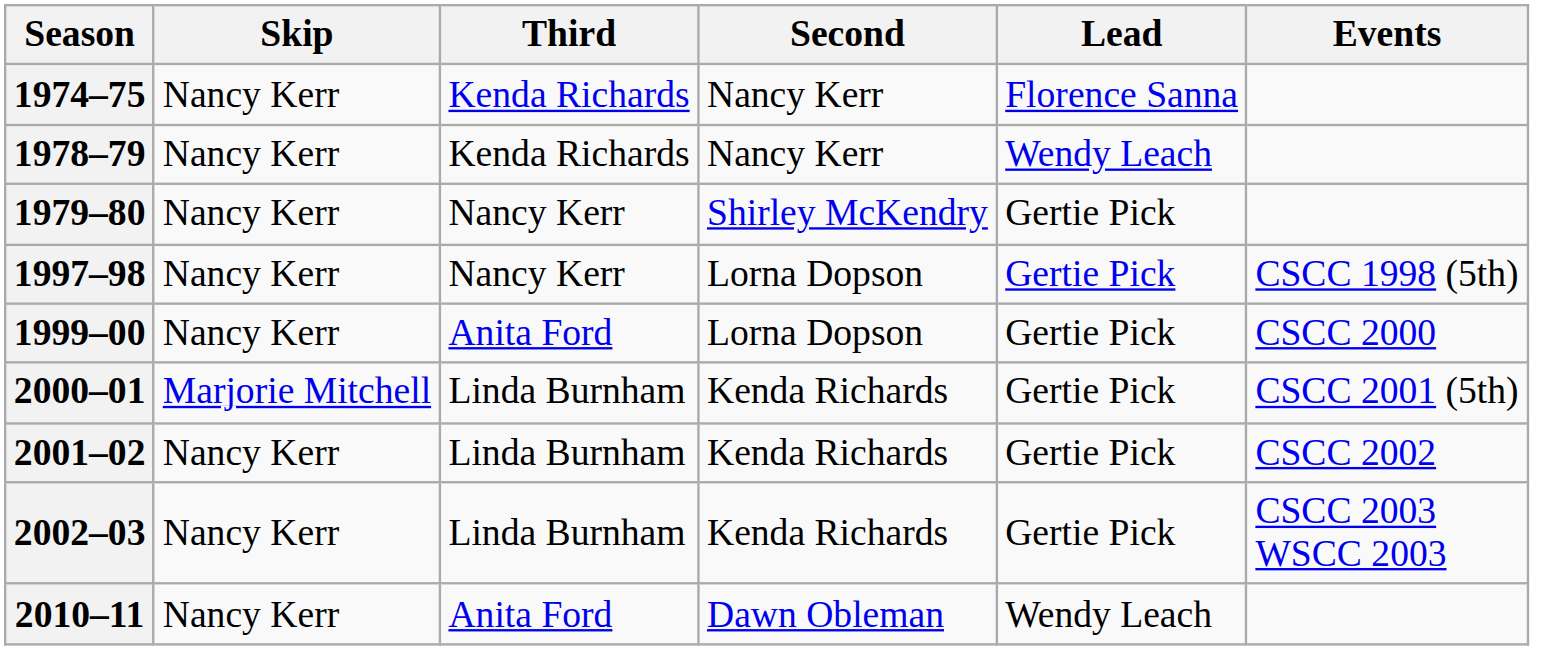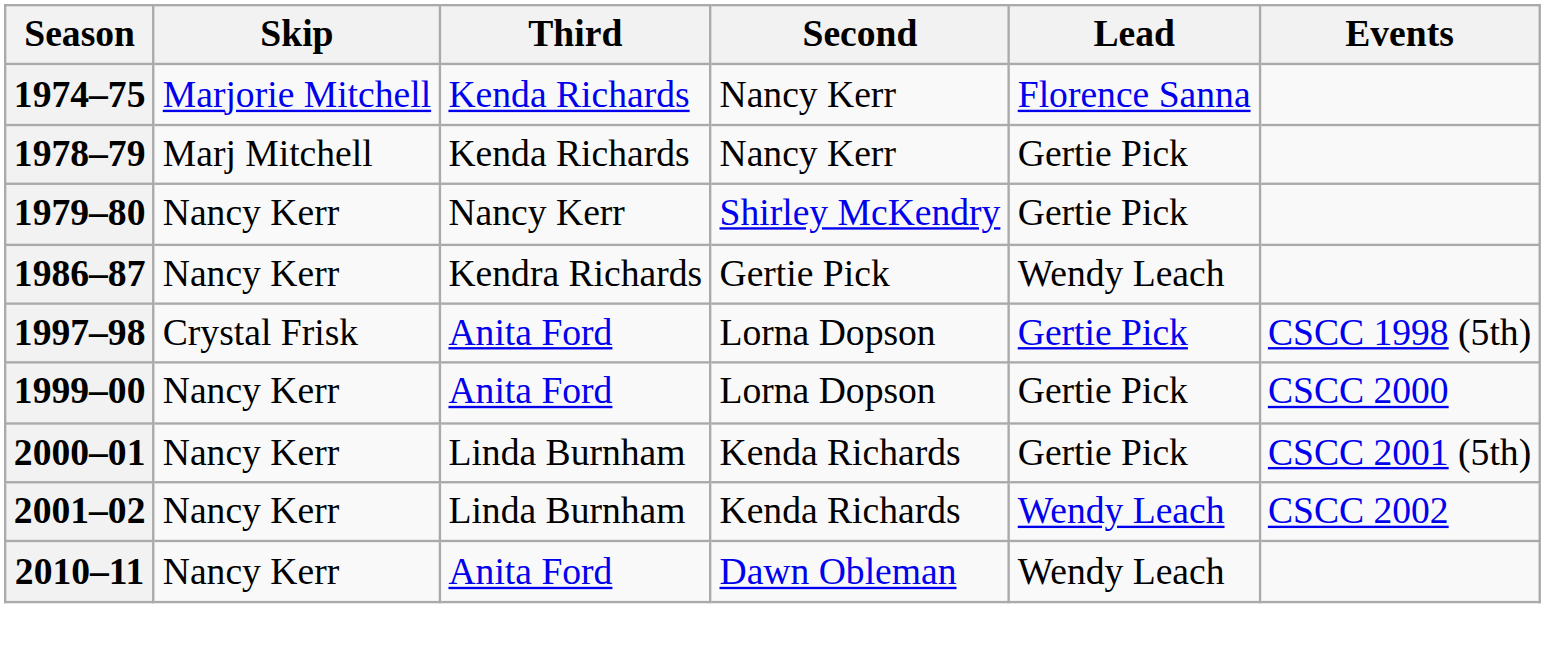(251, 93) Nancy Kerr -> (297, 93) Marjorie Mitchell
(251, 153) Nancy Kerr -> (268, 153) Marj Mitchell
(1109, 153) Wendy Leach -> (1103, 153) Gertie Pick
+ row: (80, 272)
(251, 272) Nancy Kerr -> (260, 332) Crystal Frisk
(537, 272) Nancy Kerr -> (530, 332) Anita Ford
(297, 392) Marjorie Mitchell -> (251, 451) Nancy Kerr
(1090, 451) Gertie Pick -> (1121, 511) Wendy Leach
- row: (80, 532)
